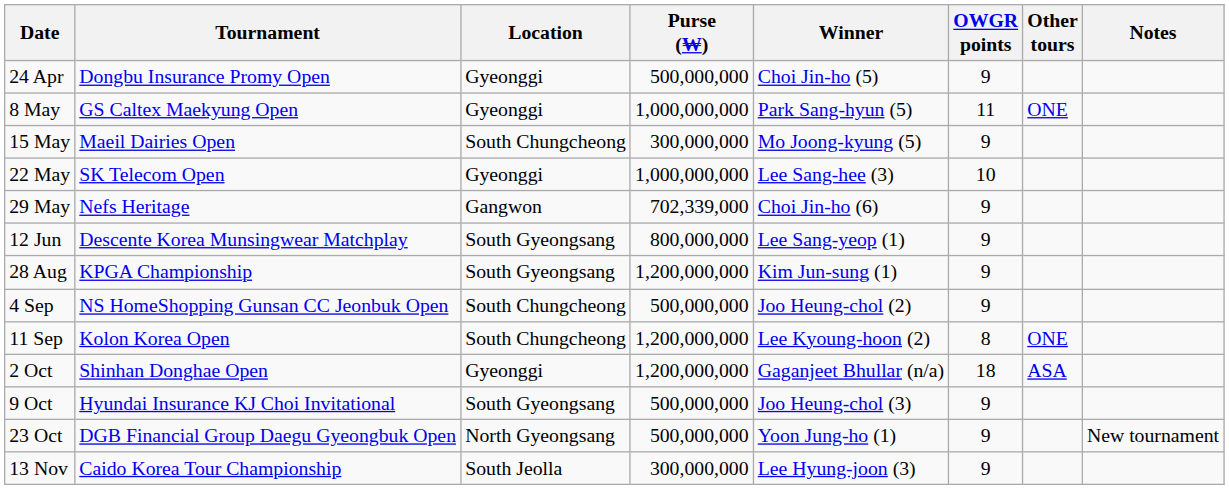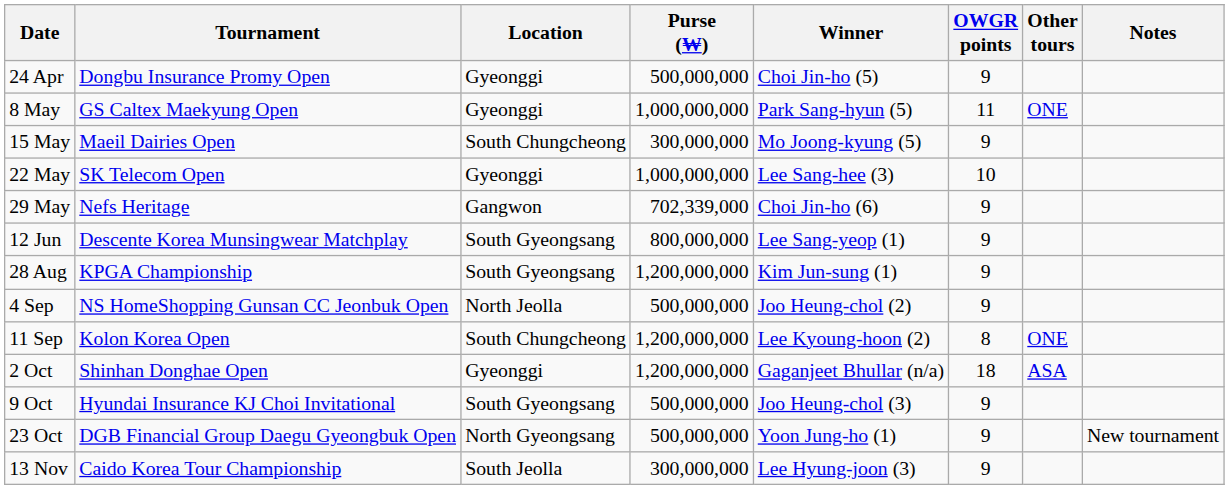(546, 305) South Chungcheong -> (514, 305) North Jeolla
